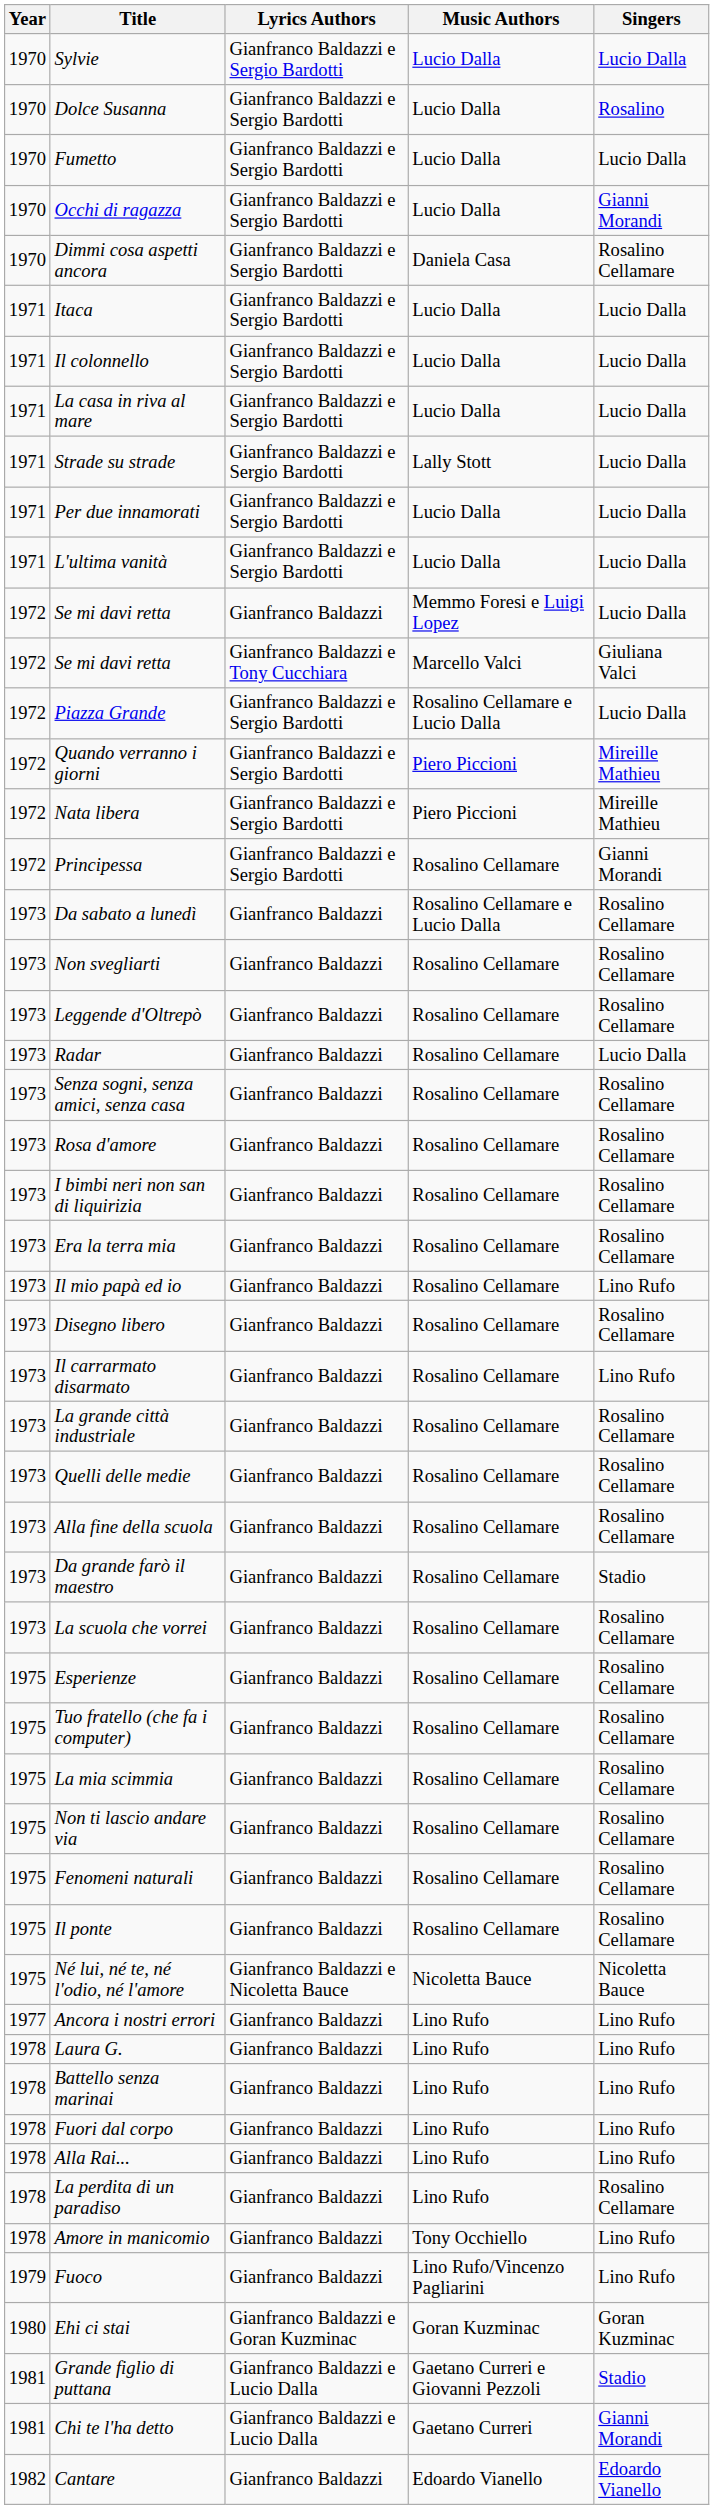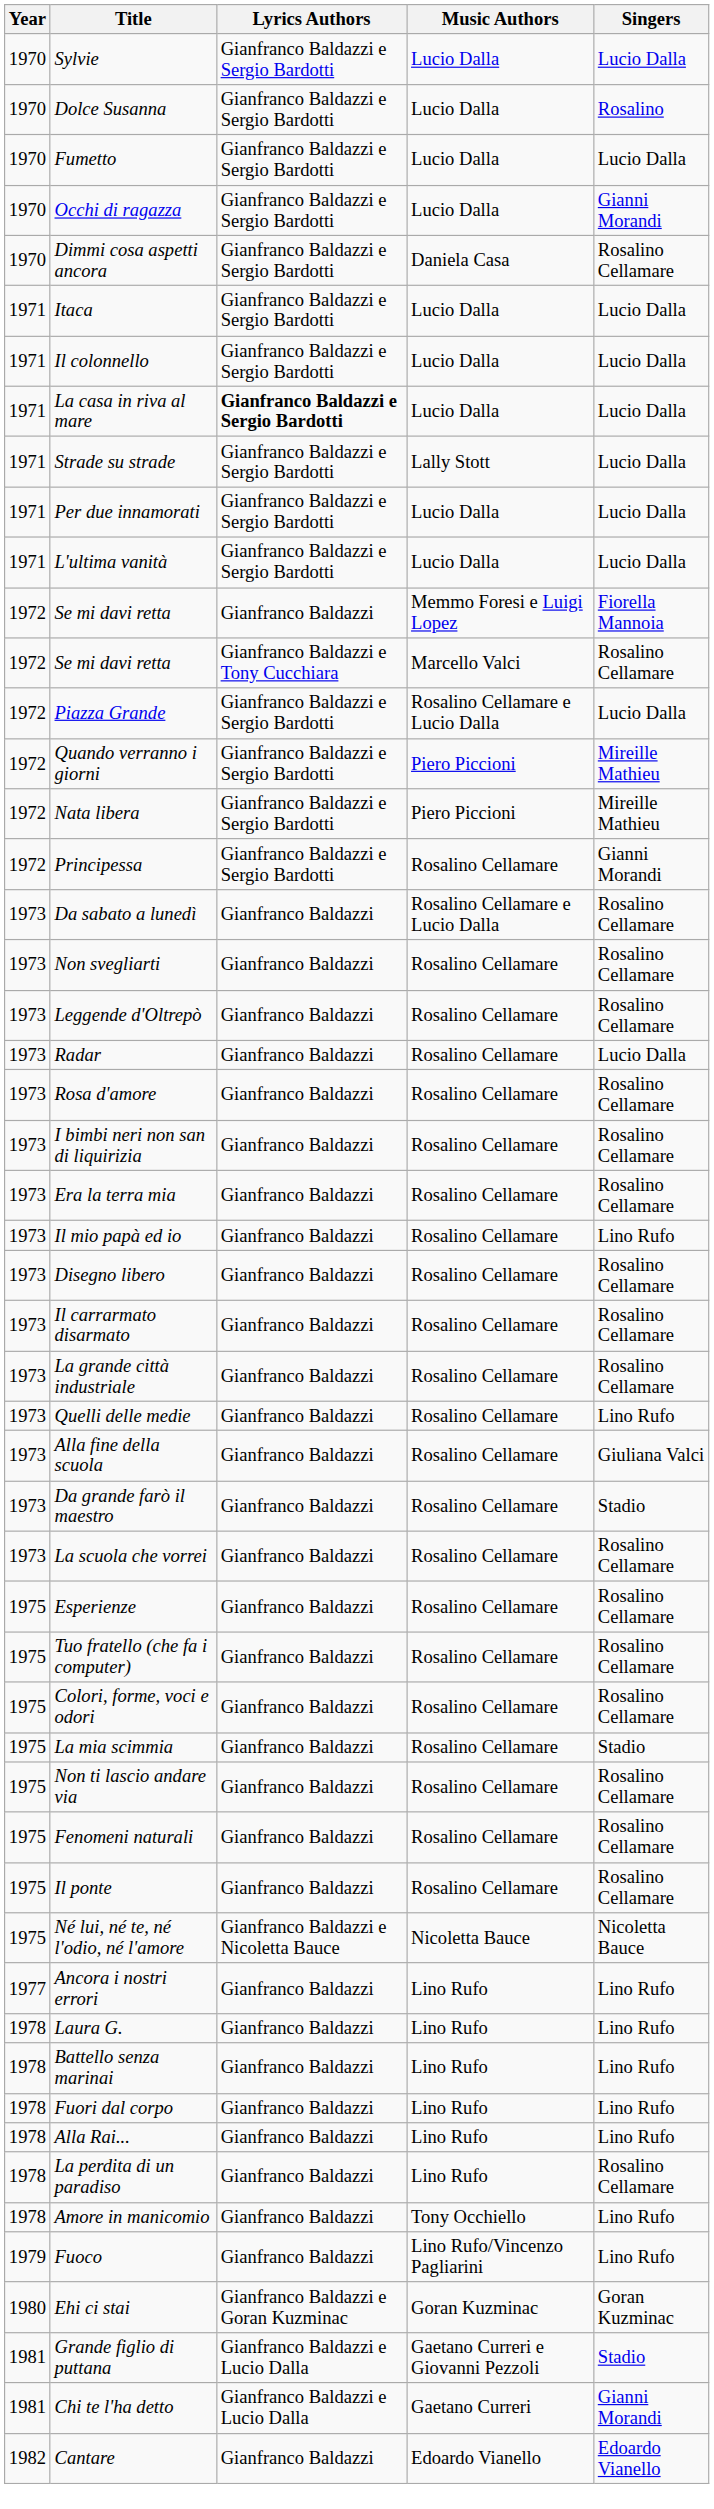(312, 411) normal -> (309, 411) bold
(642, 612) Lucio Dalla -> (631, 612) Fiorella Mannoia
(630, 662) Giuliana Valci -> (636, 662) Rosalino Cellamare
- row: (124, 1094)
(637, 1375) Lino Rufo -> (636, 1325) Rosalino Cellamare
(636, 1476) Rosalino Cellamare -> (636, 1415) Lino Rufo
(636, 1526) Rosalino Cellamare -> (651, 1455) Giuliana Valci
+ row: (132, 1707)
(636, 1778) Rosalino Cellamare -> (622, 1747) Stadio
